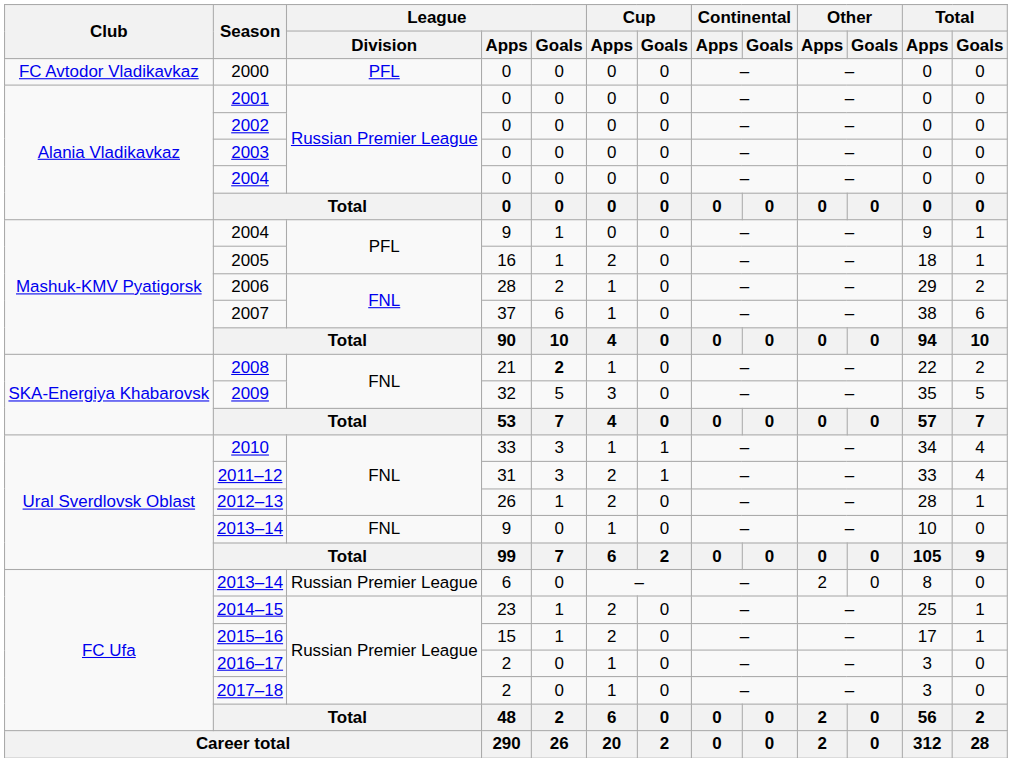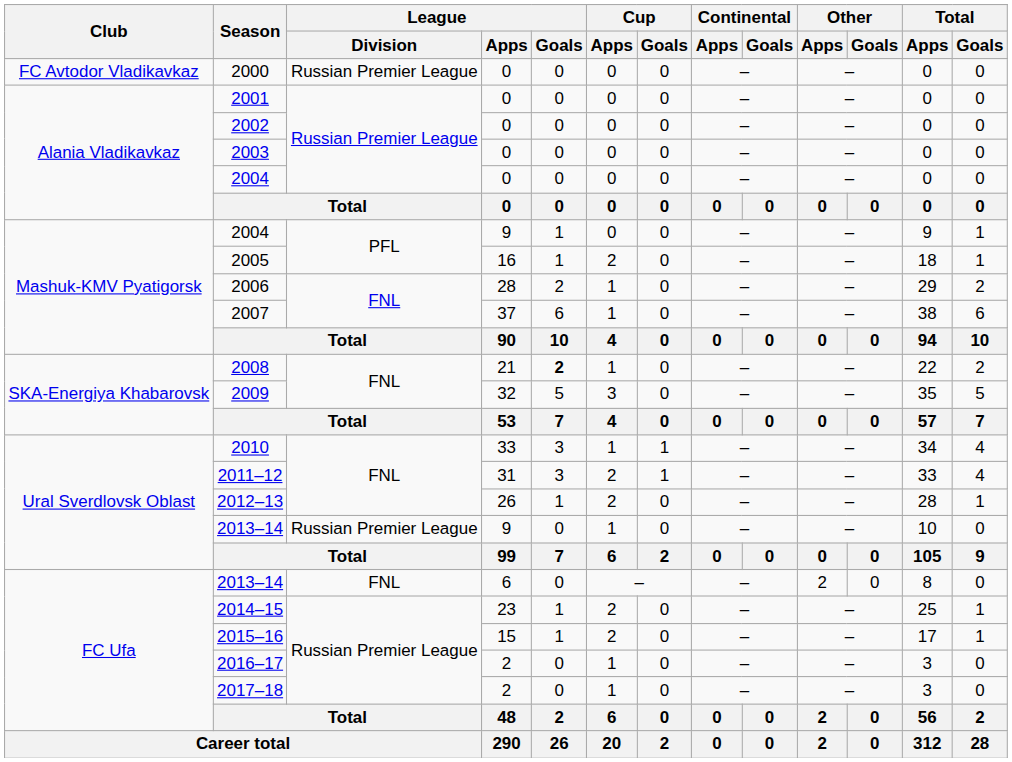(384, 71) PFL -> (384, 71) Russian Premier League
(384, 529) FNL -> (384, 529) Russian Premier League
(384, 582) Russian Premier League -> (384, 582) FNL
